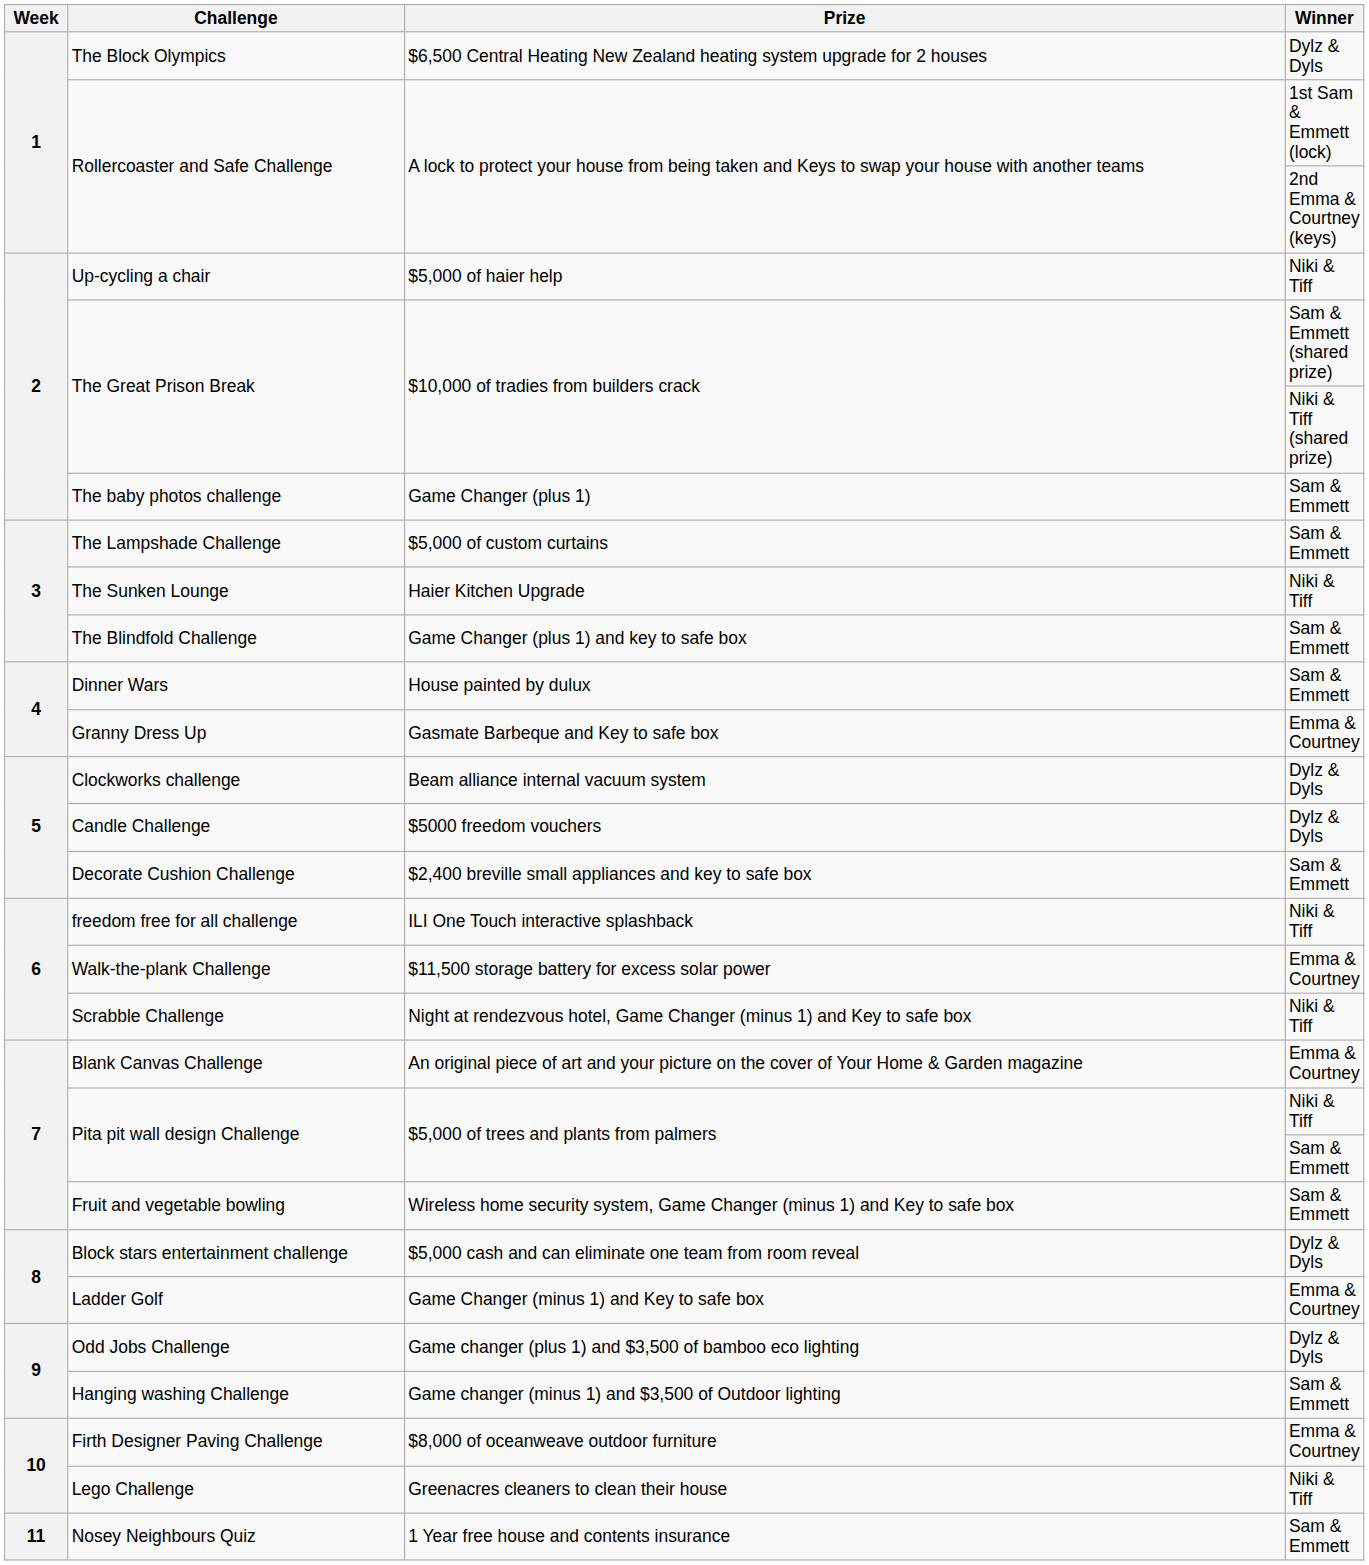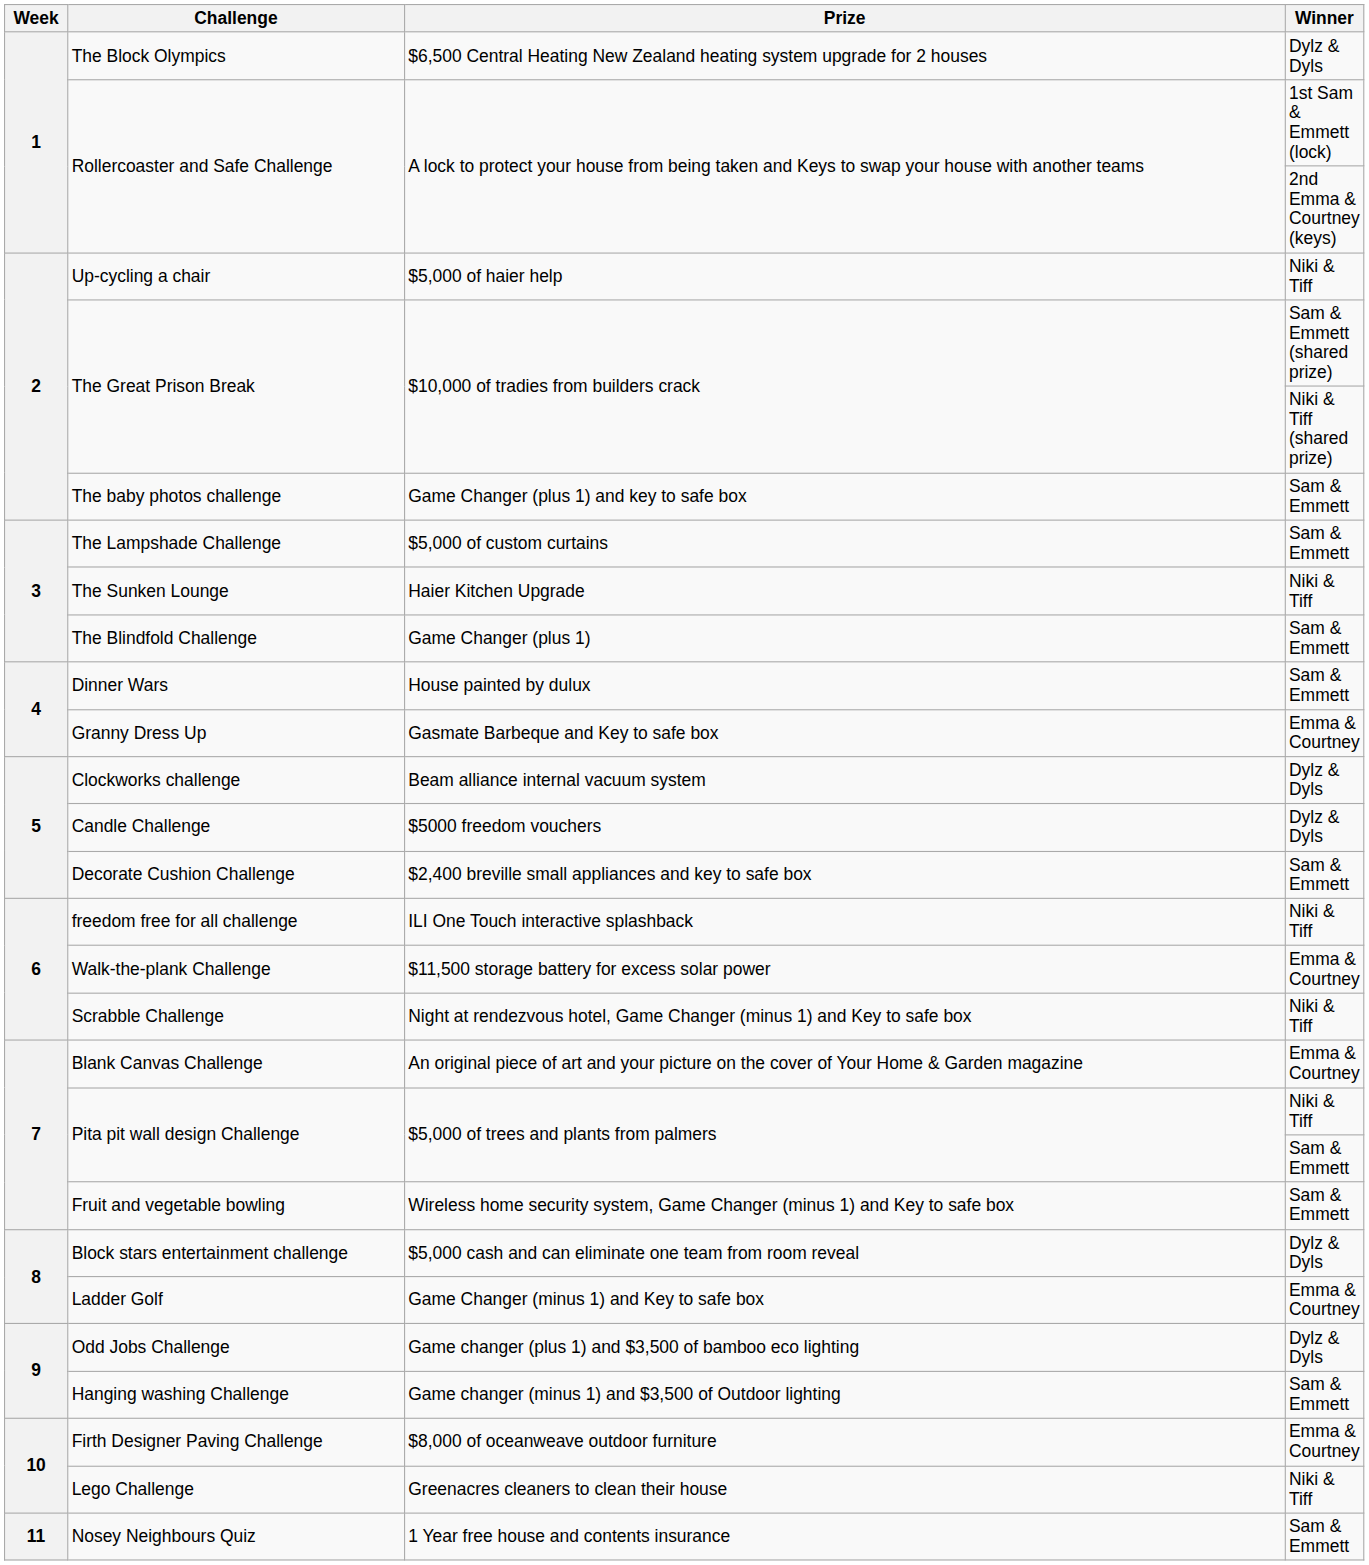(499, 496) Game Changer (plus 1) -> (577, 496) Game Changer (plus 1) and key to safe box
(577, 638) Game Changer (plus 1) and key to safe box -> (499, 638) Game Changer (plus 1)
